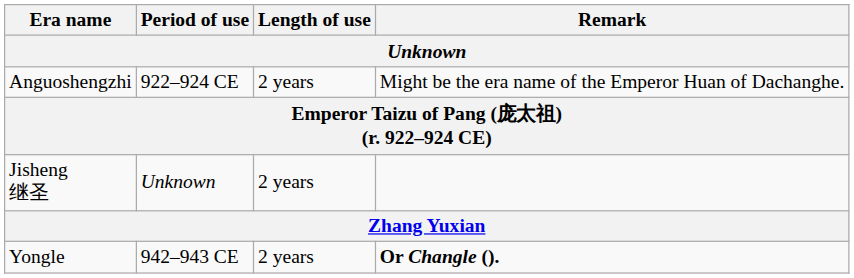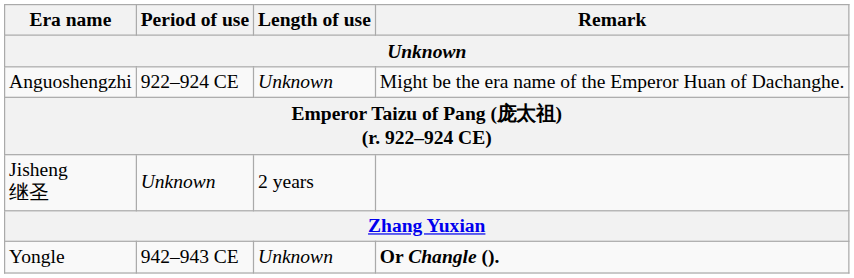(286, 81) 2 years -> (295, 81) Unknown
(286, 256) 2 years -> (295, 256) Unknown
